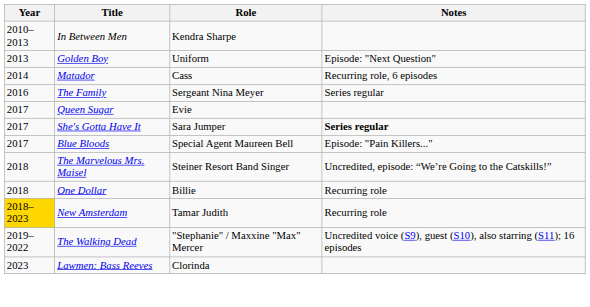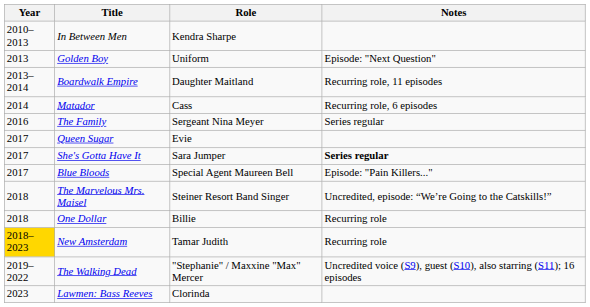+ row: (97, 82)
